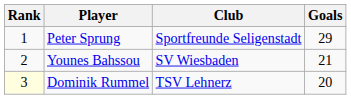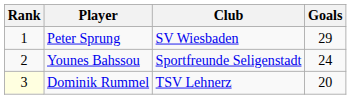(229, 37) Sportfreunde Seligenstadt -> (197, 37) SV Wiesbaden
(197, 60) SV Wiesbaden -> (229, 60) Sportfreunde Seligenstadt
(325, 60) 21 -> (325, 60) 24
